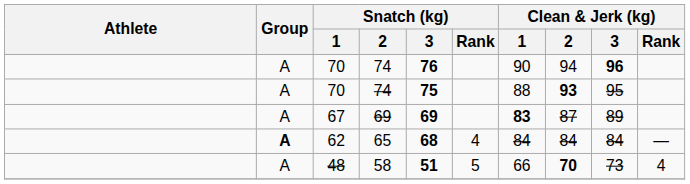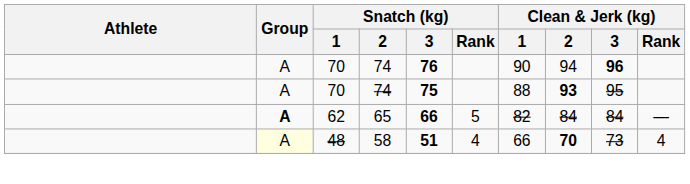- row: (336, 116)
(429, 141) 68 -> (429, 116) 66
(475, 141) 4 -> (475, 116) 5
(522, 141) 84 -> (522, 116) 82
(285, 166) no background -> (285, 141) lightyellow background
(475, 166) 5 -> (475, 141) 4
